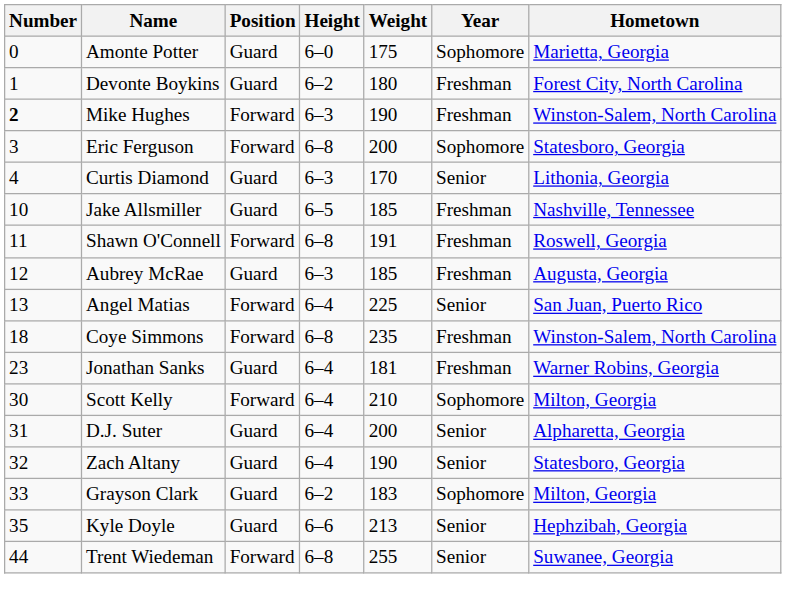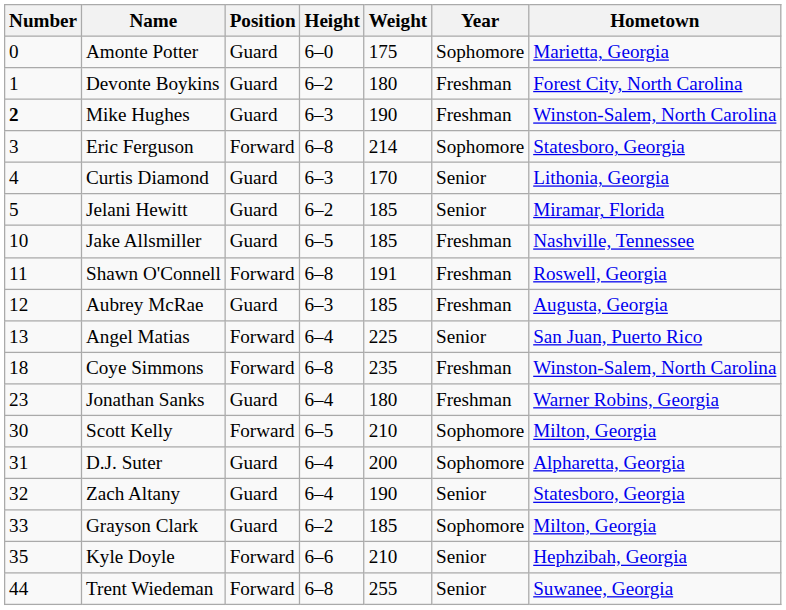(262, 115) Forward -> (254, 115) Guard
(383, 146) 200 -> (383, 146) 214
+ row: (137, 209)
(383, 367) 181 -> (383, 399) 180
(319, 399) 6–4 -> (319, 431) 6–5
(461, 431) Senior -> (480, 462) Sophomore
(383, 494) 183 -> (383, 525) 185
(254, 525) Guard -> (262, 557) Forward
(383, 525) 213 -> (383, 557) 210
